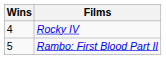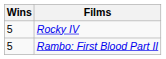(10, 29) 4 -> (10, 29) 5
